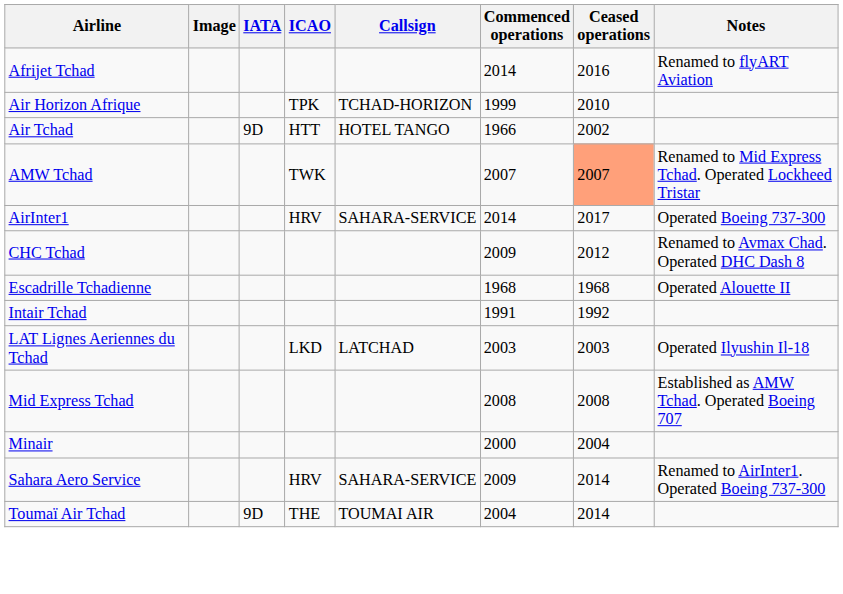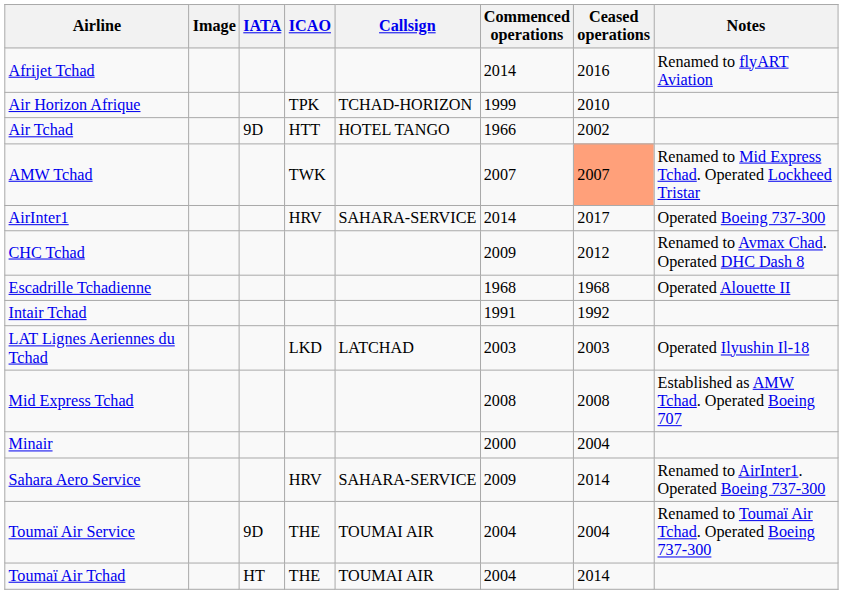+ row: (72, 532)
(253, 514) 9D -> (254, 576) HT
